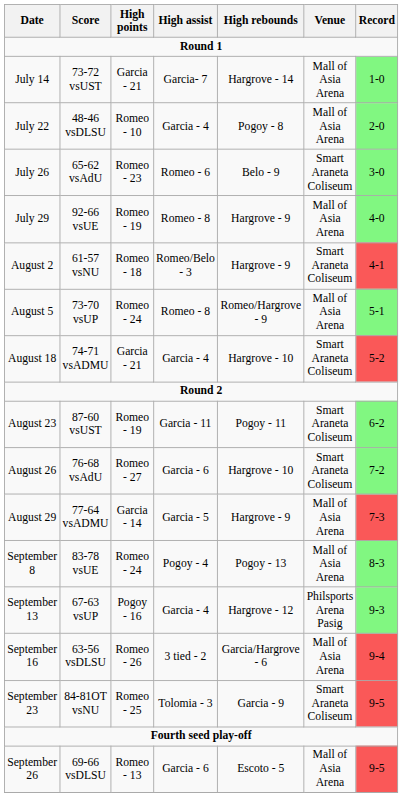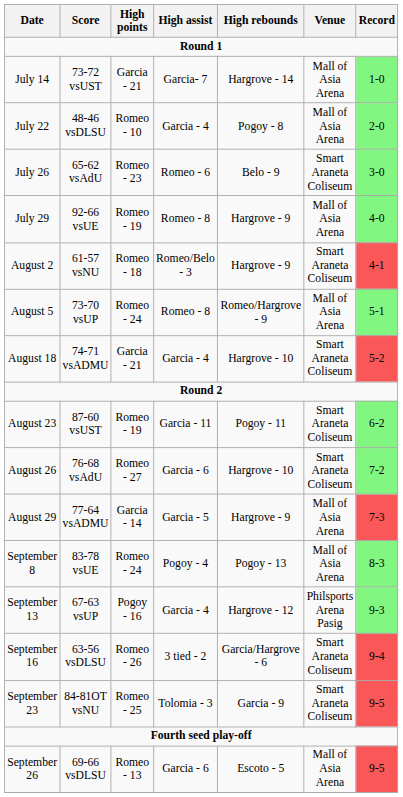(330, 656) Mall of Asia Arena -> (330, 656) Smart Araneta Coliseum
